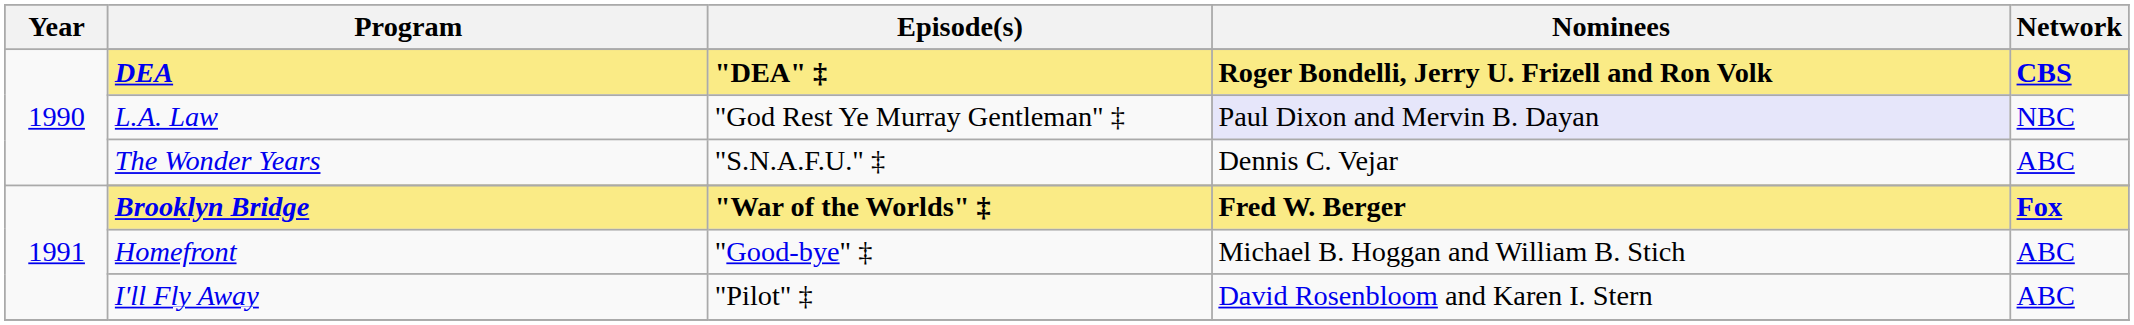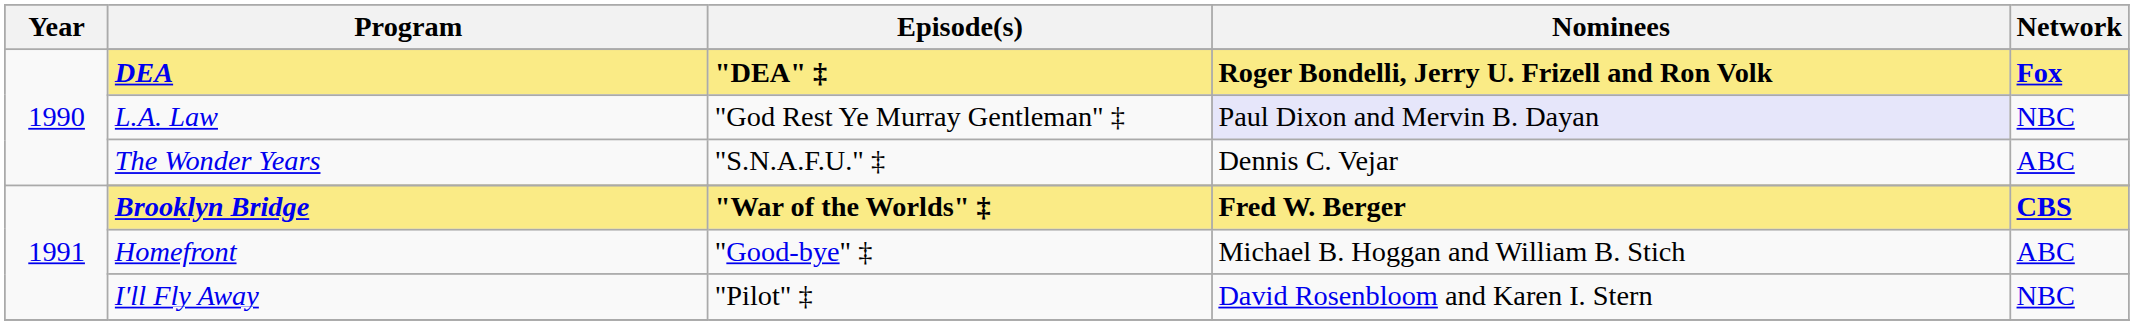(2044, 71) CBS -> (2039, 71) Fox
(2039, 206) Fox -> (2044, 206) CBS
(2046, 296) ABC -> (2046, 296) NBC
